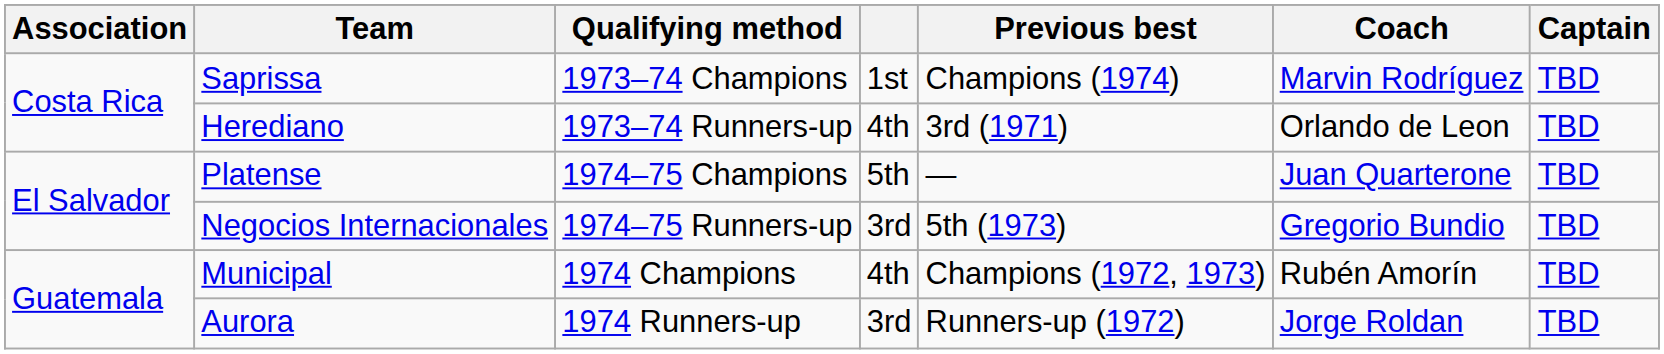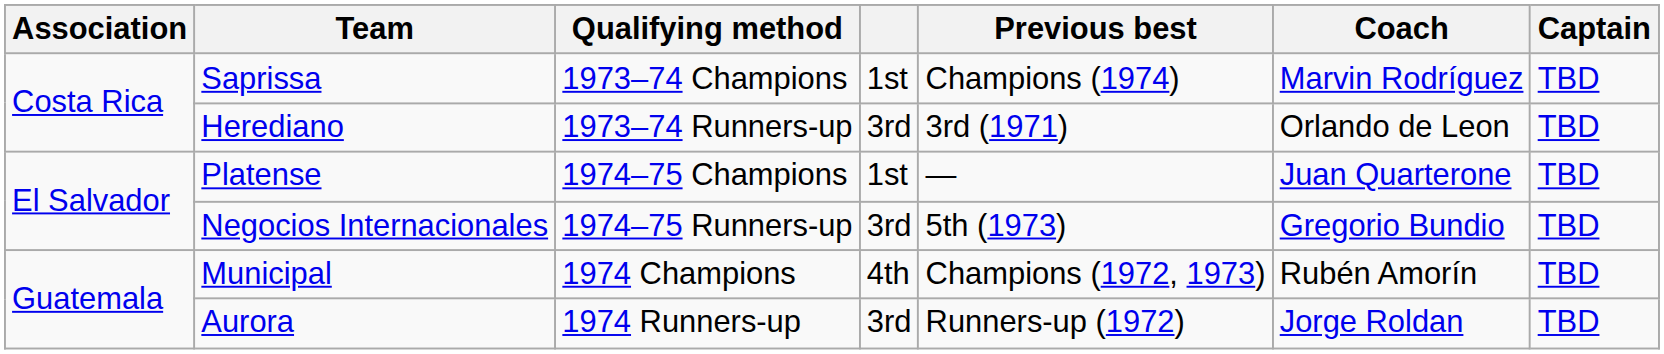(888, 126) 4th -> (889, 126) 3rd
(888, 175) 5th -> (887, 175) 1st
